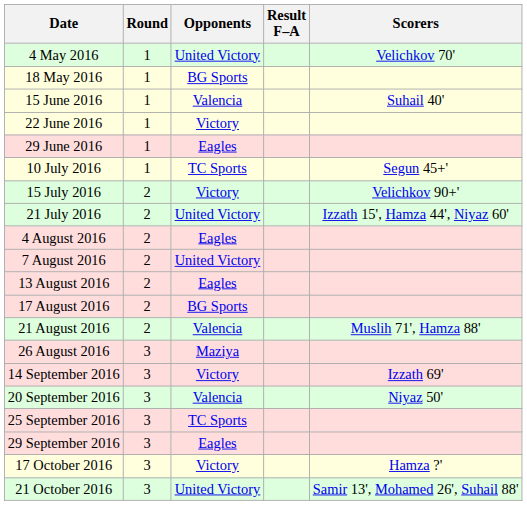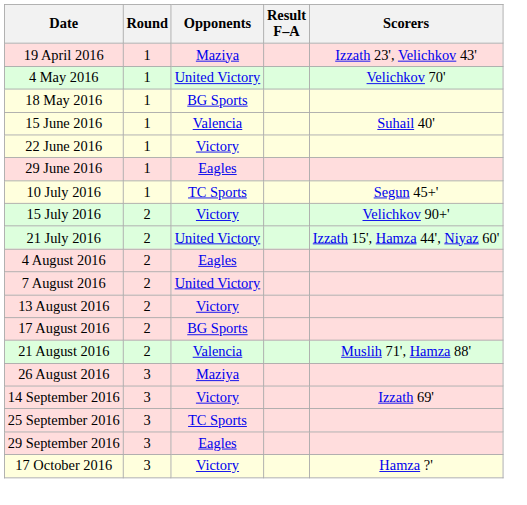+ row: (64, 54)
(217, 283) Eagles -> (217, 306) Victory
- row: (64, 397)
- row: (64, 488)
